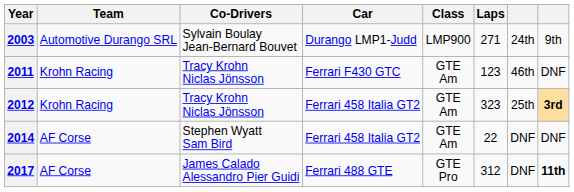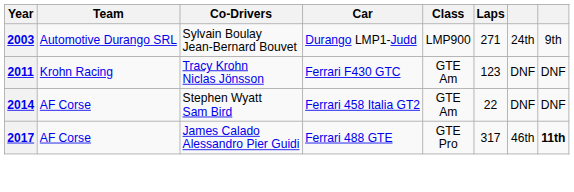(523, 73) 46th -> (523, 73) DNF
- row: (21, 105)
(491, 170) 312 -> (491, 138) 317
(523, 170) DNF -> (523, 138) 46th
